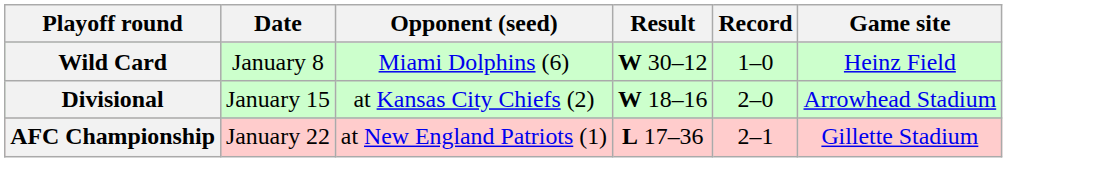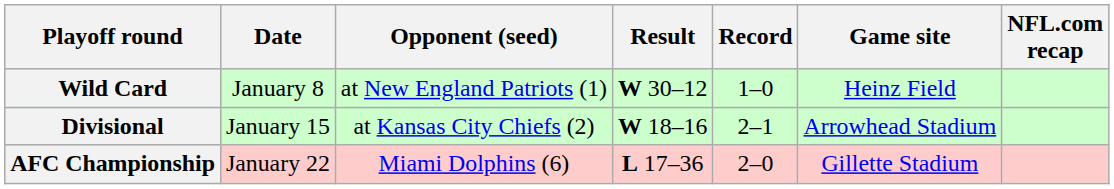+ column: (1055, 36)
(474, 61) Miami Dolphins (6) -> (474, 88) at New England Patriots (1)
(755, 99) 2–0 -> (755, 125) 2–1
(474, 136) at New England Patriots (1) -> (474, 163) Miami Dolphins (6)
(755, 136) 2–1 -> (755, 163) 2–0
